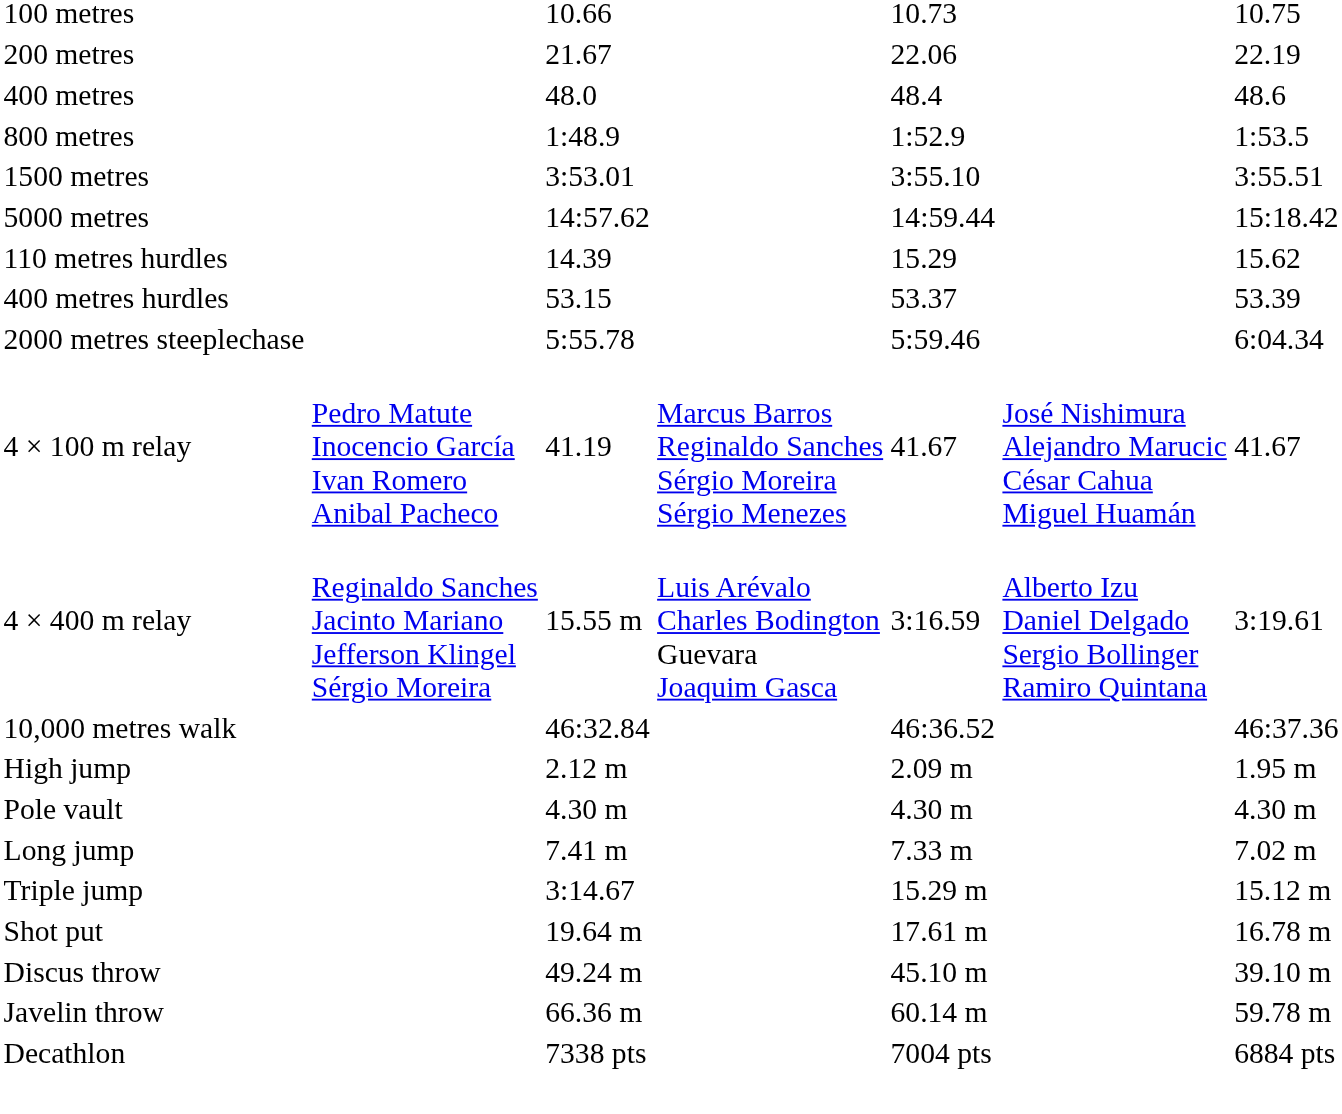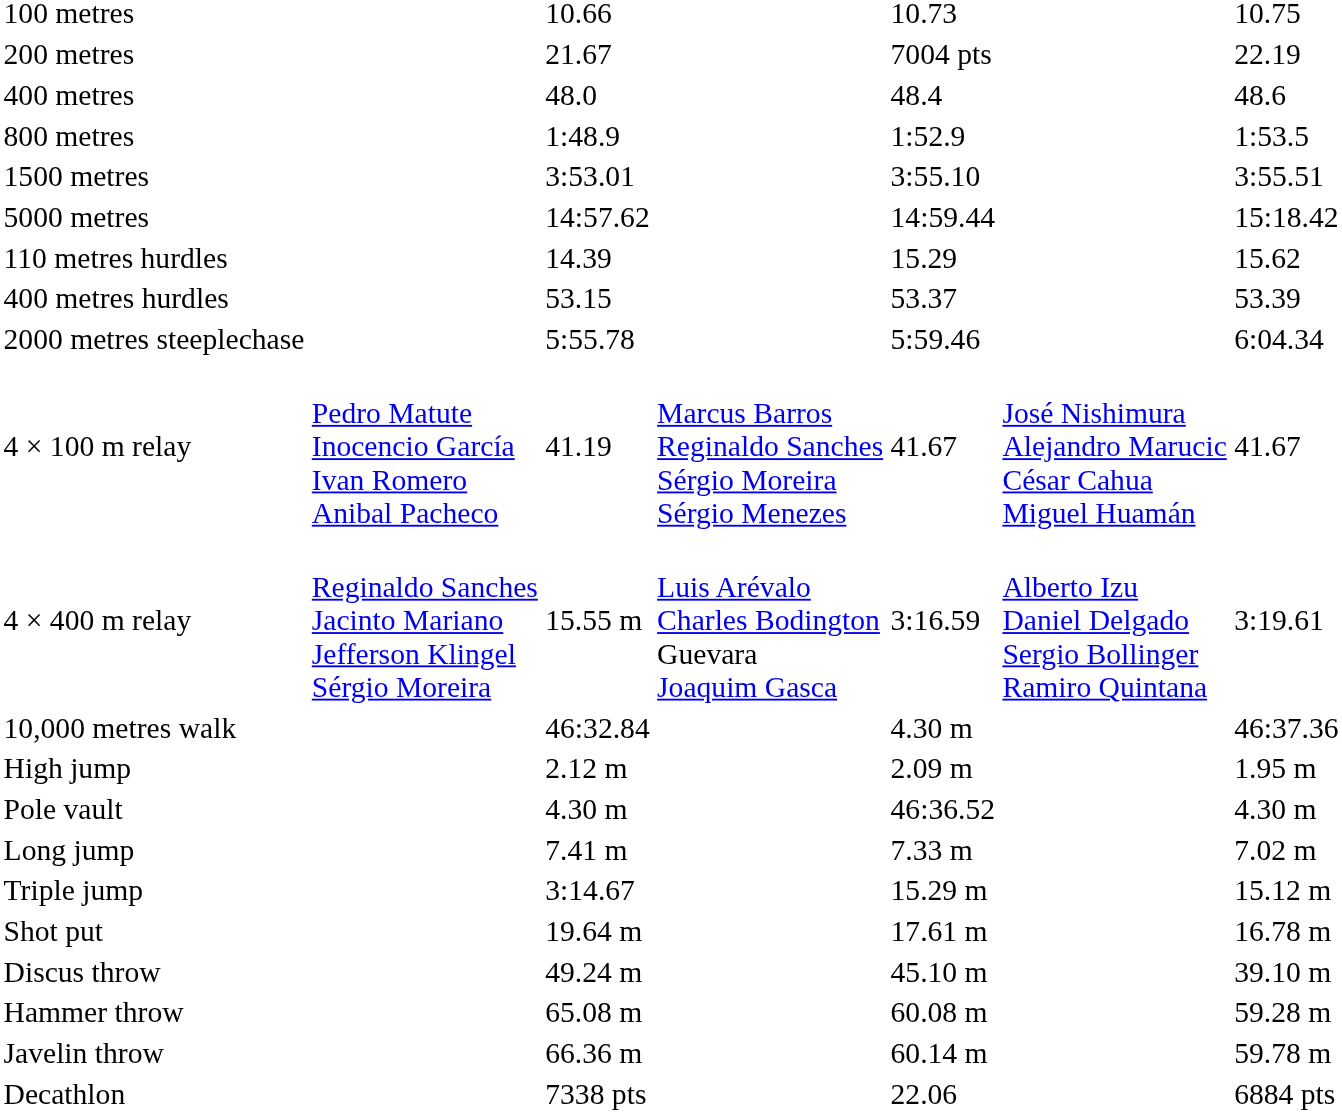(924, 54) 22.06 -> (941, 54) 7004 pts
(943, 727) 46:36.52 -> (932, 727) 4.30 m
(932, 809) 4.30 m -> (943, 809) 46:36.52
+ row: (94, 1012)
(941, 1053) 7004 pts -> (924, 1094) 22.06
